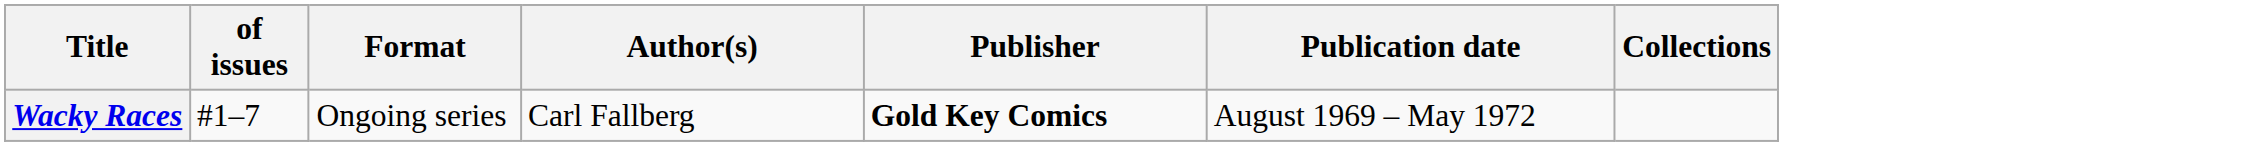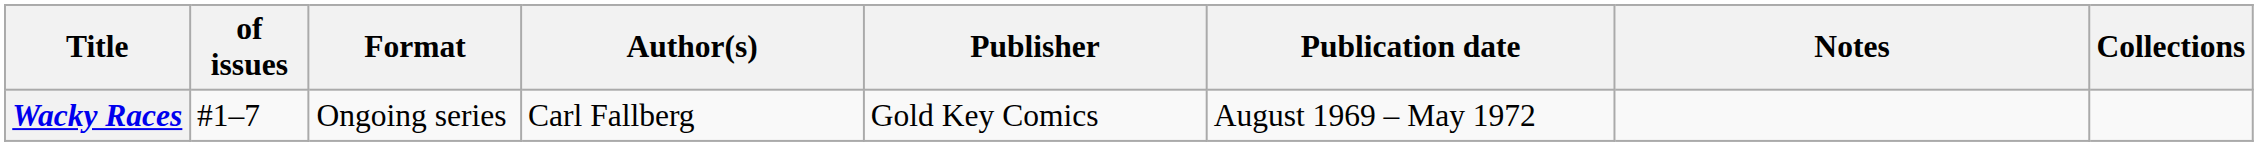+ column: (1852, 47)
(989, 114) bold -> (985, 114) normal
